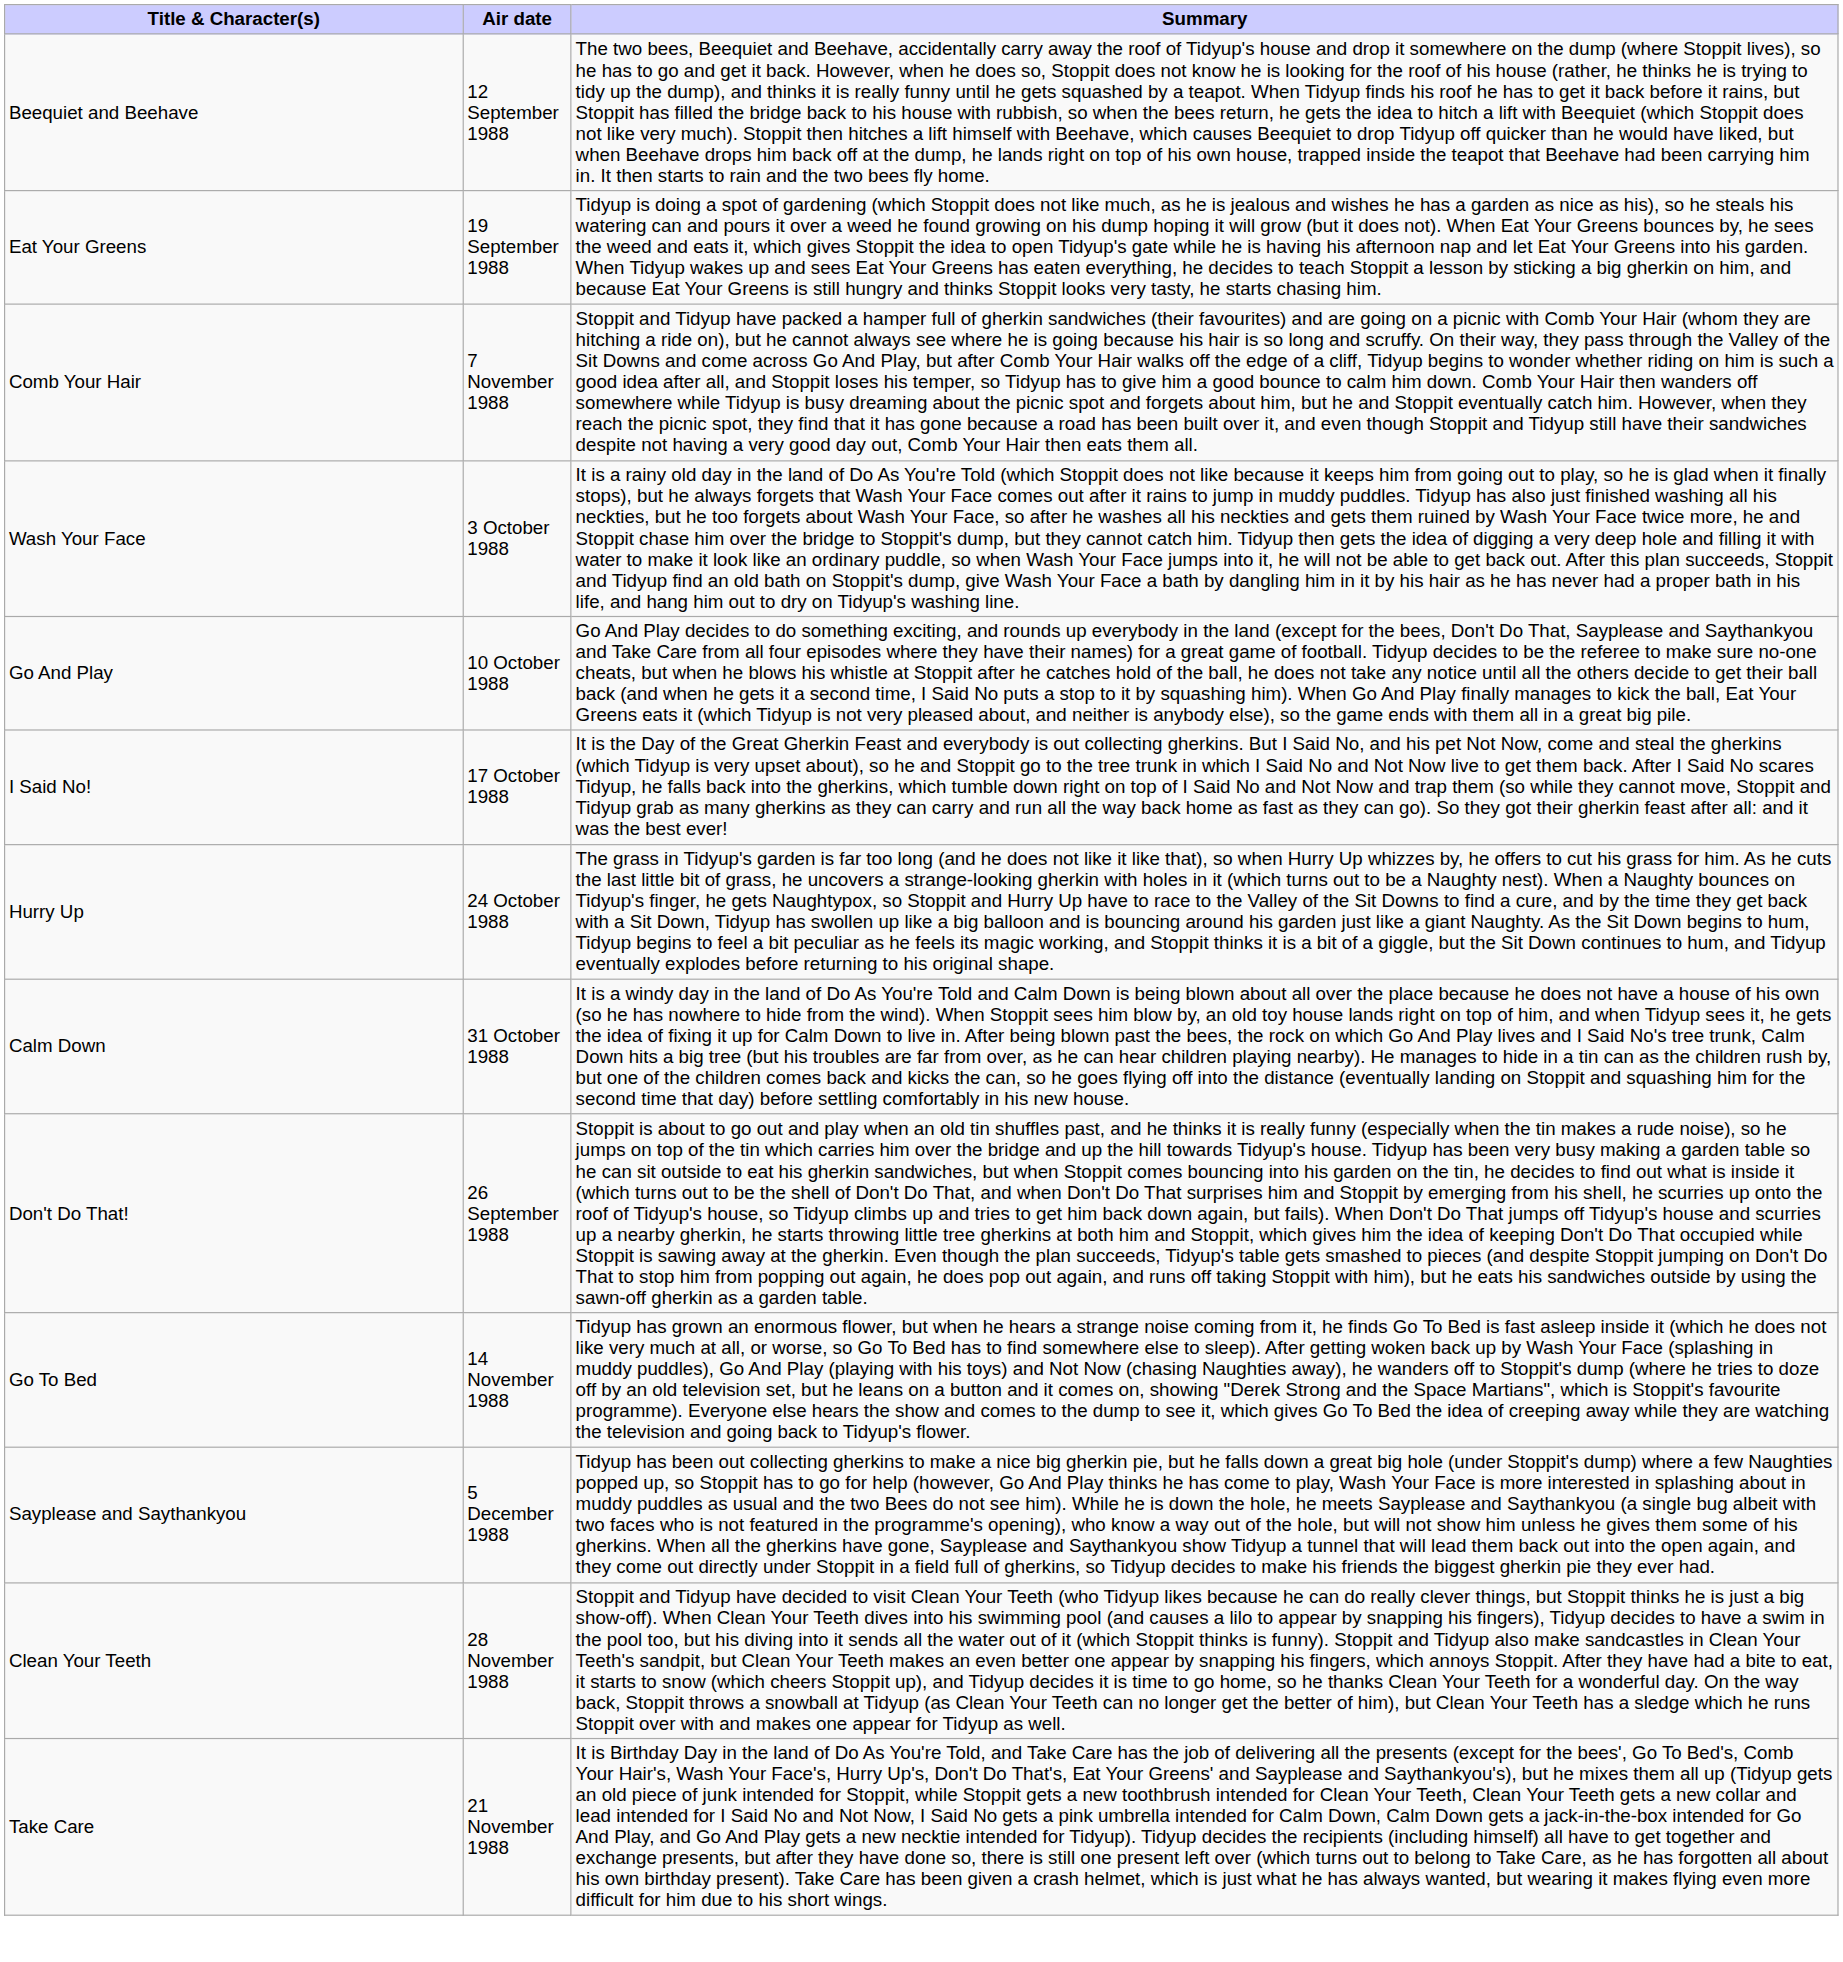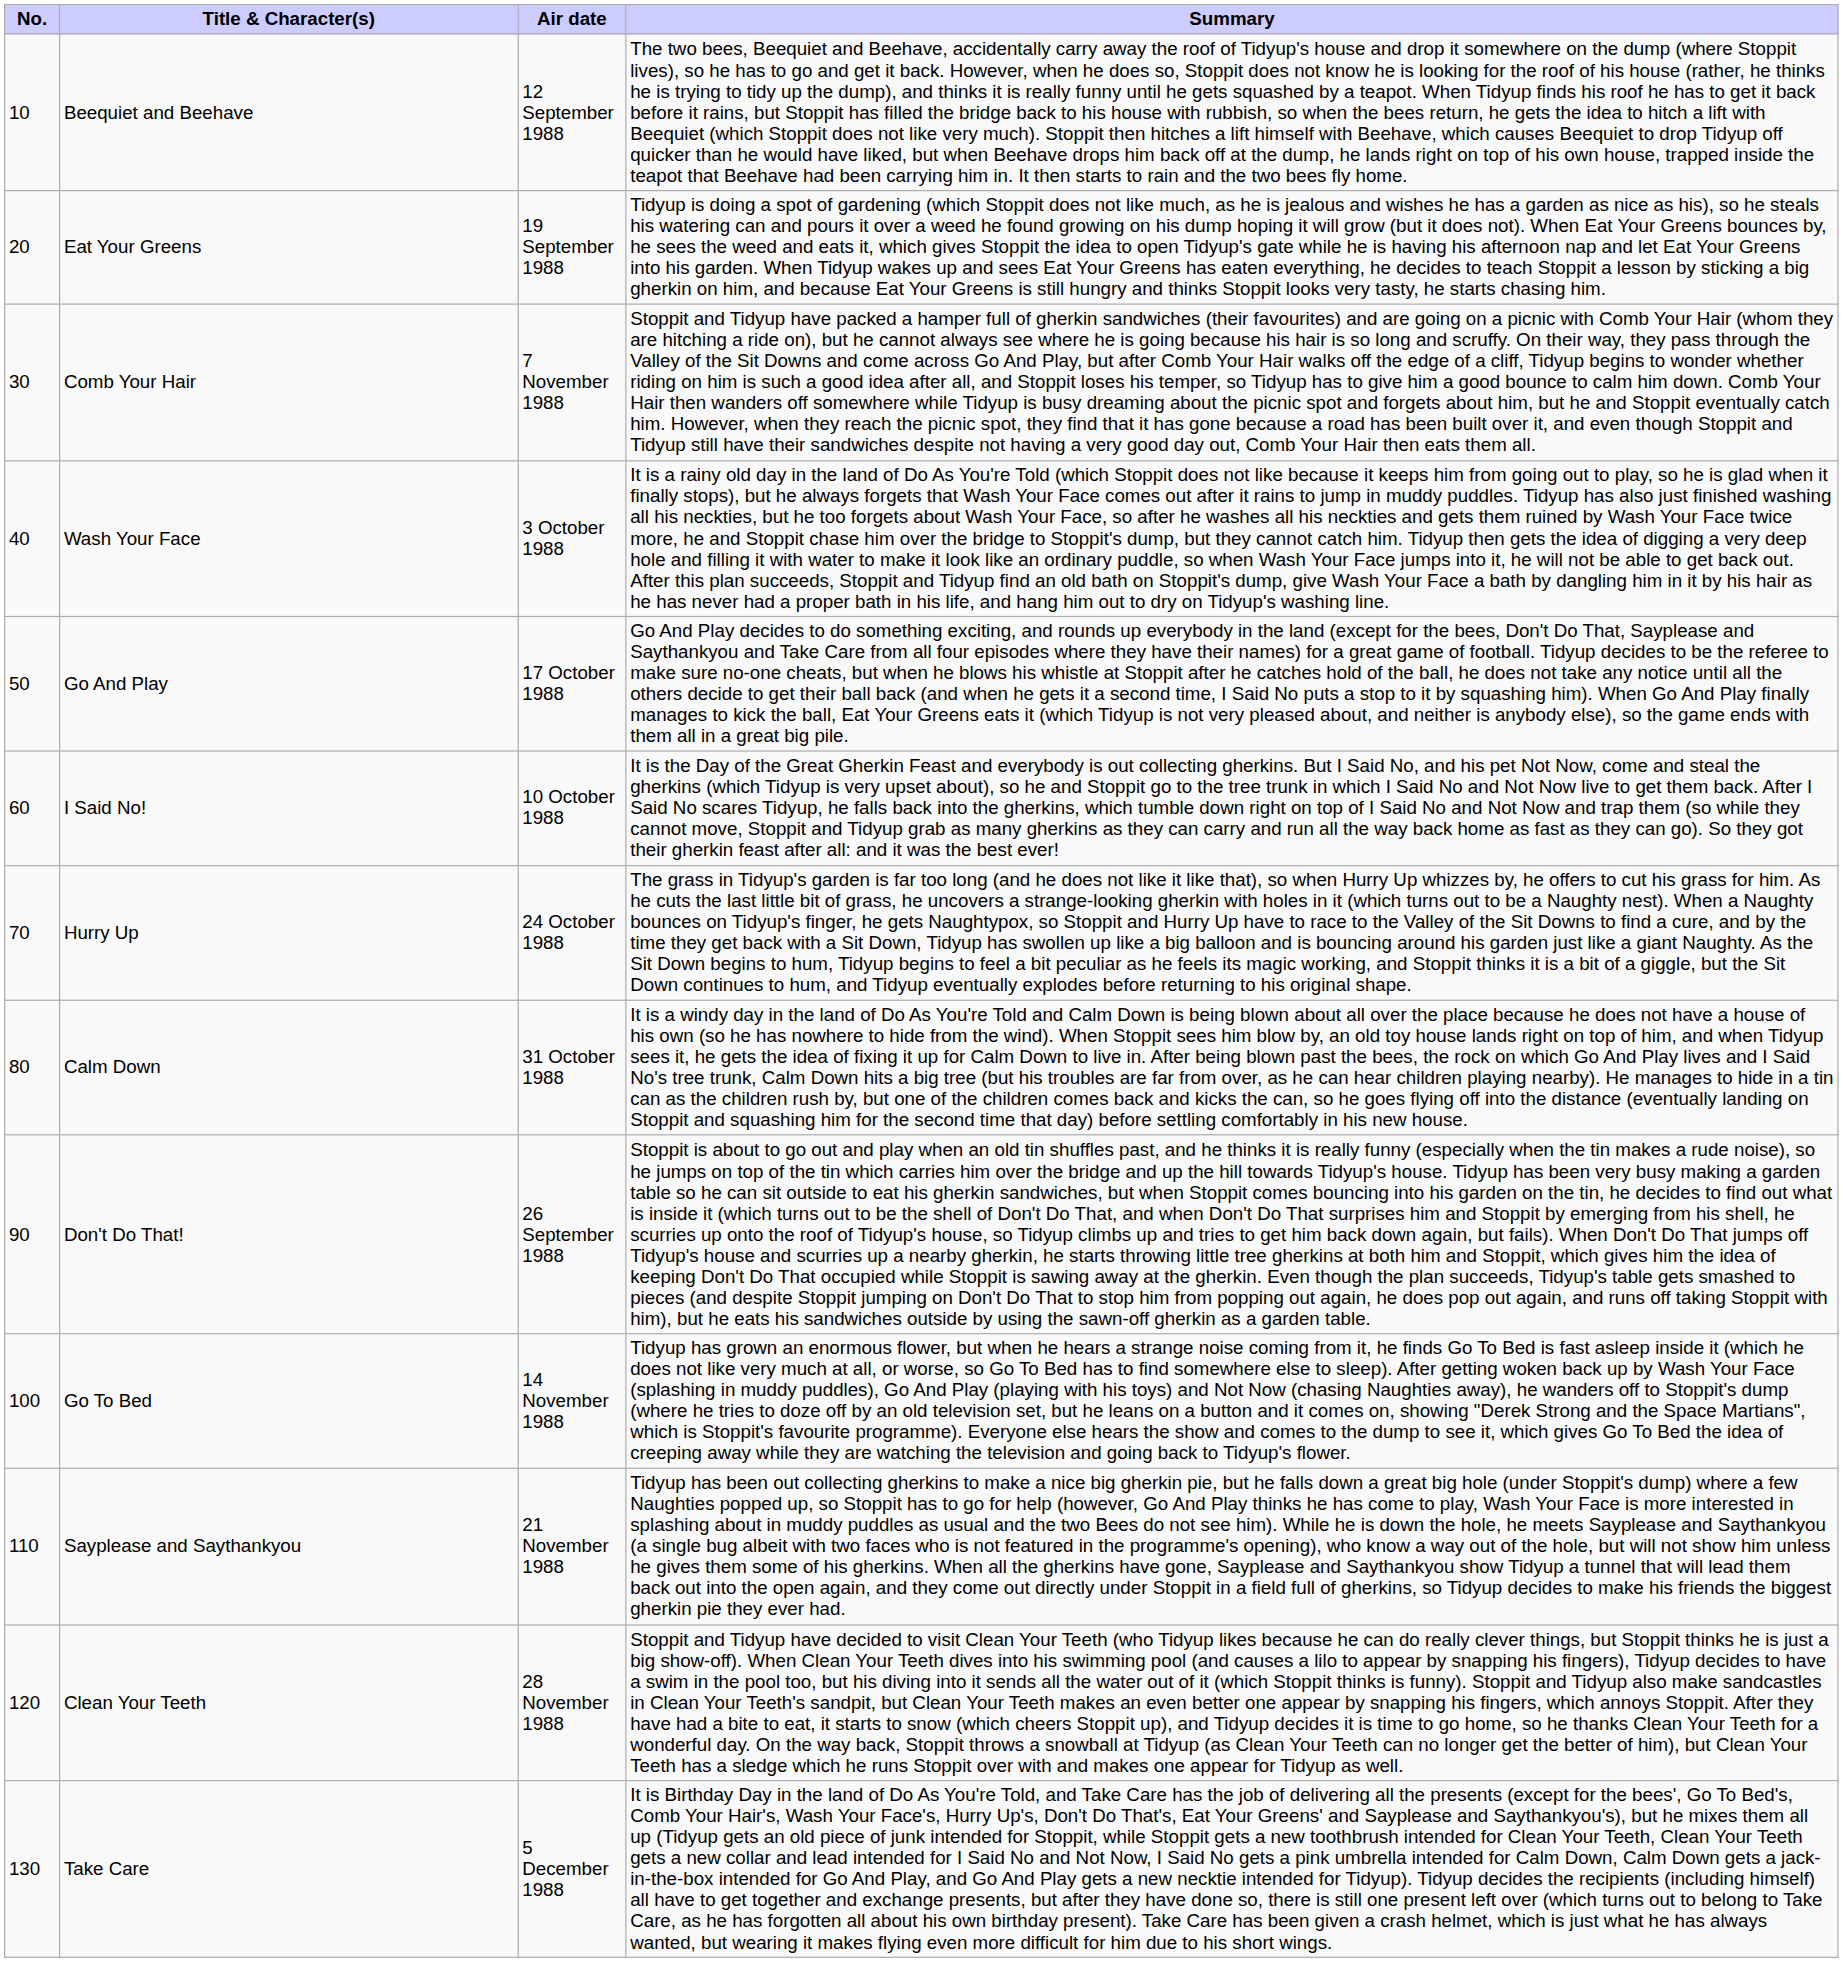+ column: (32, 19)
(514, 673) 10 October 1988 -> (569, 683) 17 October 1988
(514, 787) 17 October 1988 -> (569, 808) 10 October 1988
(510, 1514) 5 December 1988 -> (565, 1546) 21 November 1988
(510, 1826) 21 November 1988 -> (565, 1868) 5 December 1988
